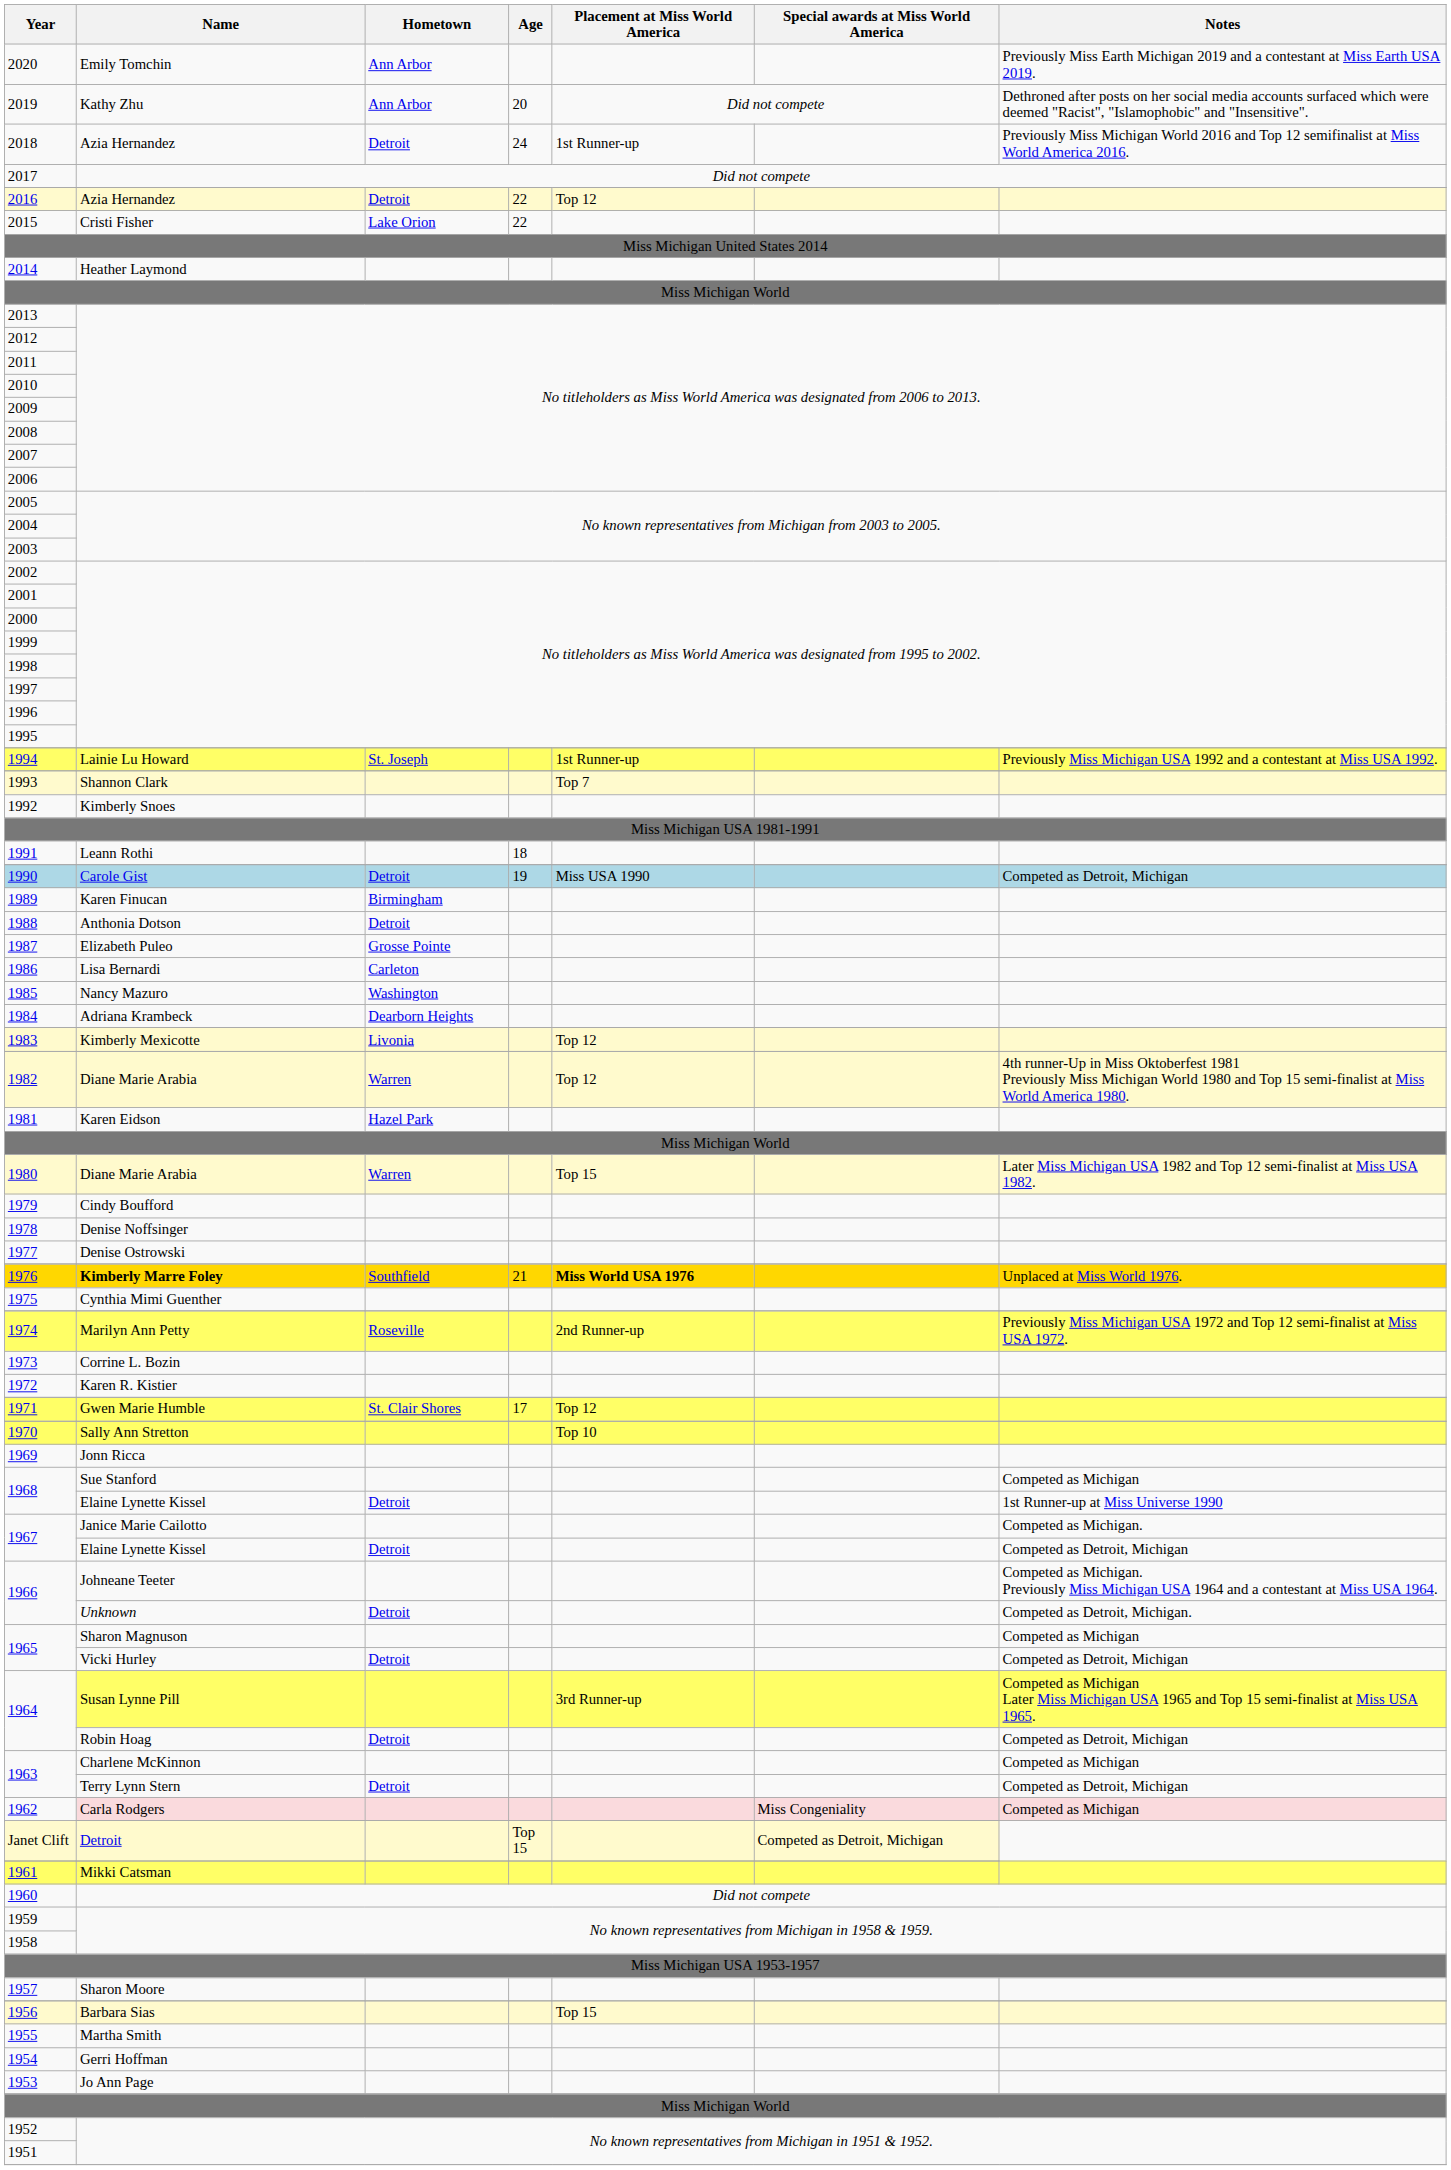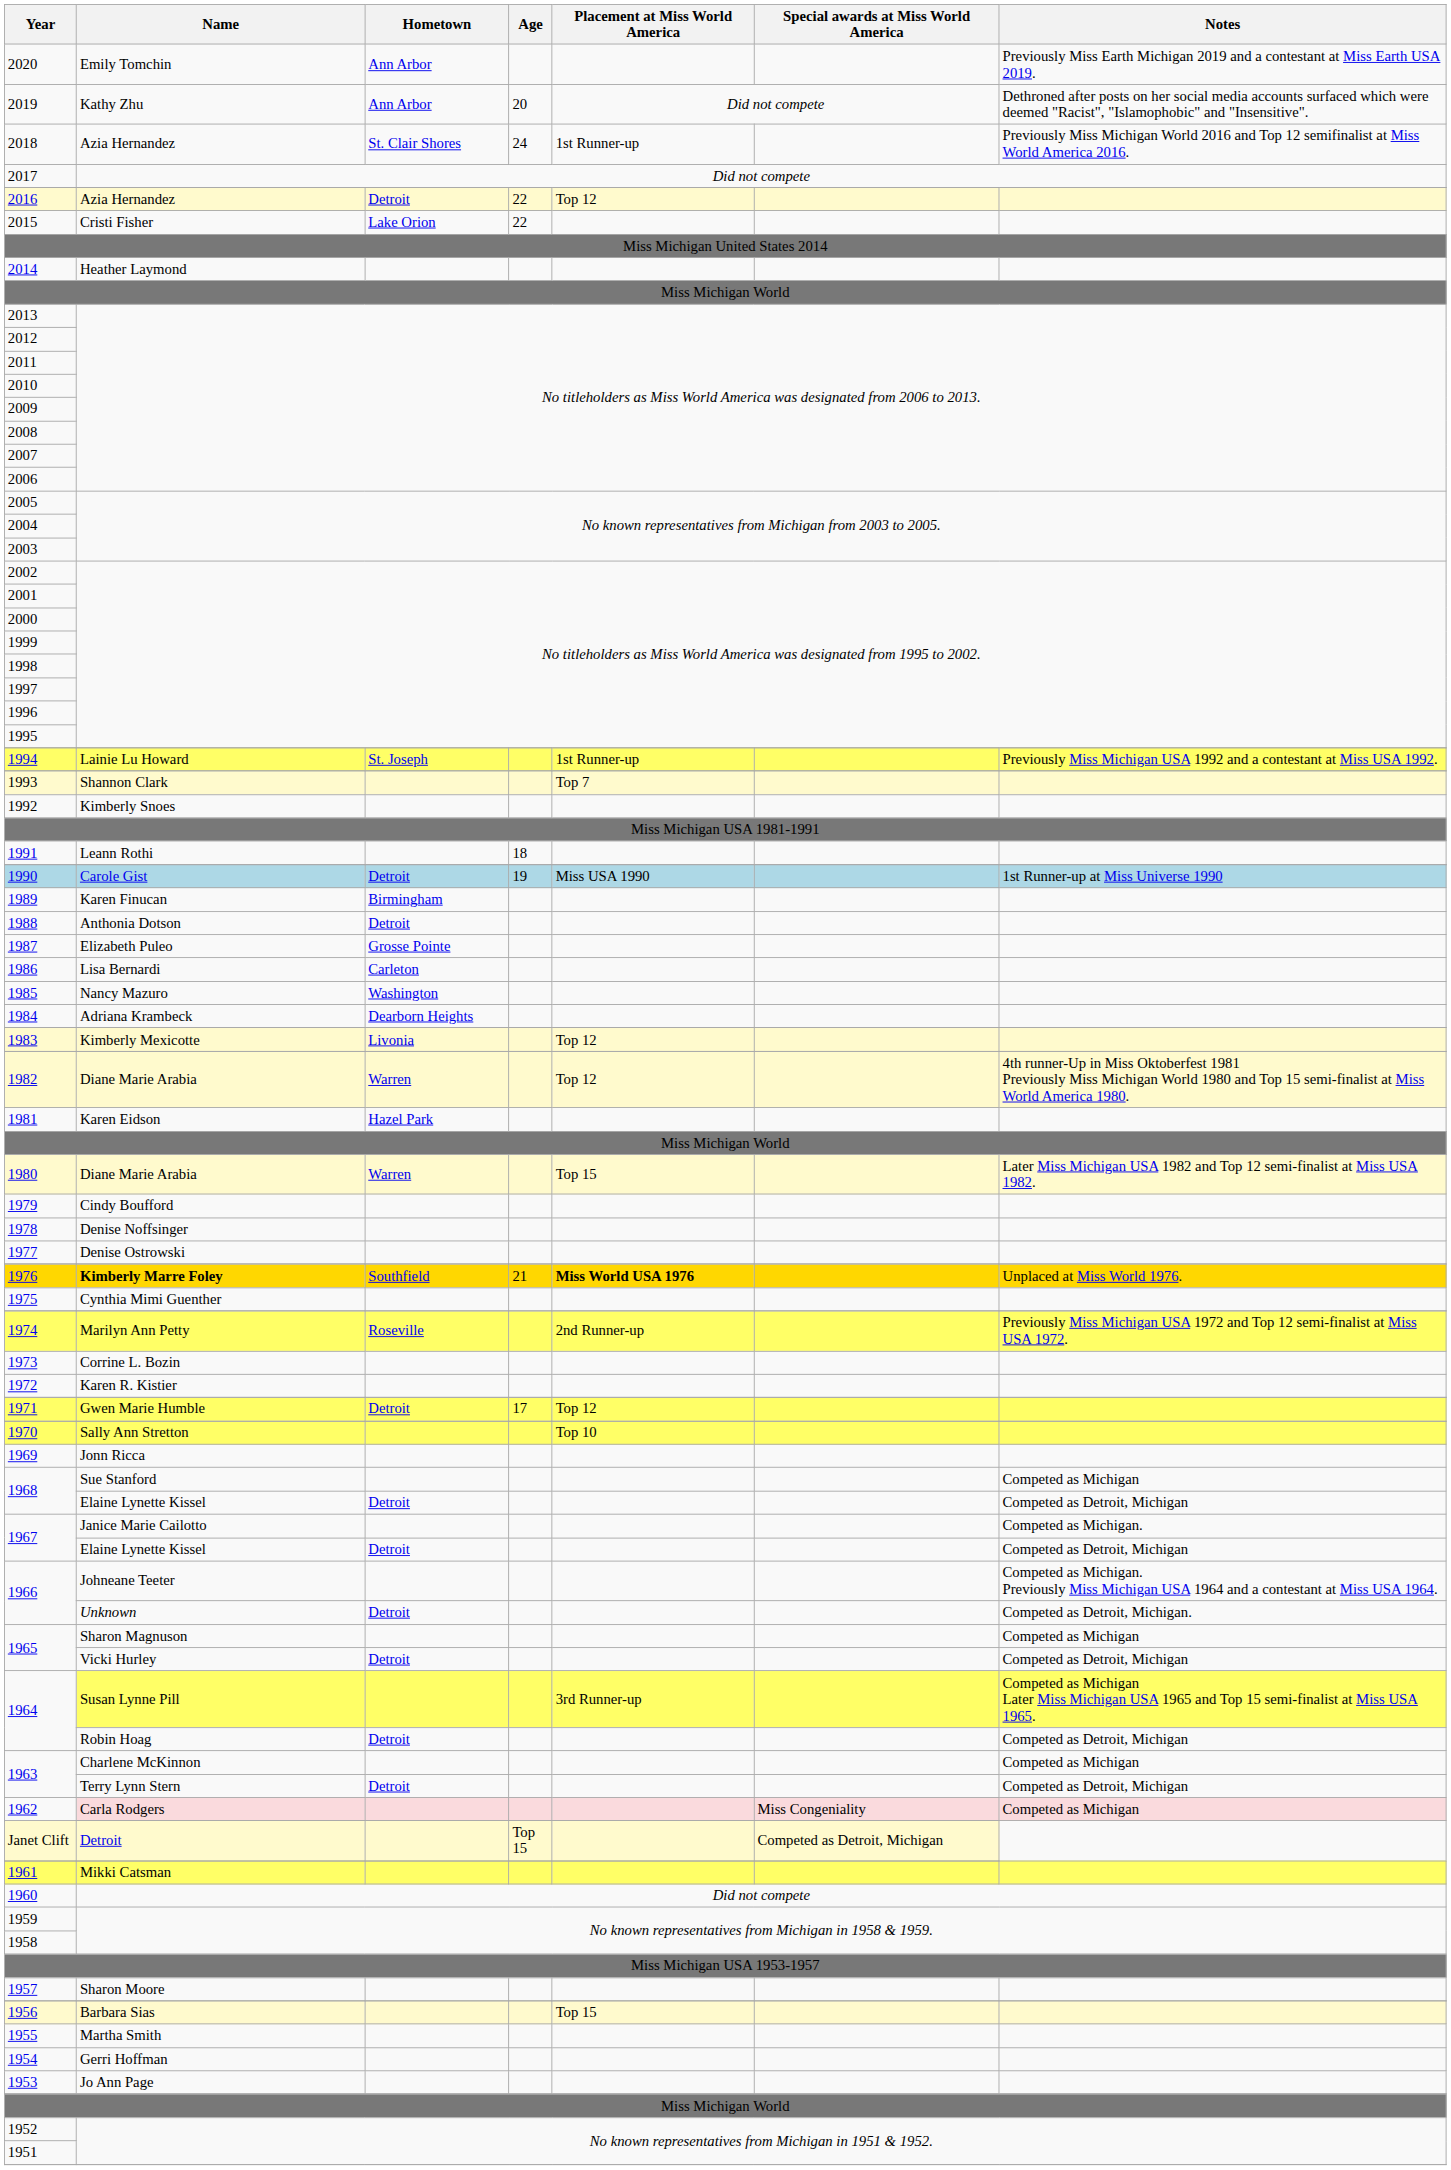(389, 144) Detroit -> (415, 144) St. Clair Shores
(1095, 876) Competed as Detroit, Michigan -> (1113, 876) 1st Runner-up at Miss Universe 1990
(415, 1409) St. Clair Shores -> (389, 1409) Detroit
(1113, 1502) 1st Runner-up at Miss Universe 1990 -> (1095, 1502) Competed as Detroit, Michigan
